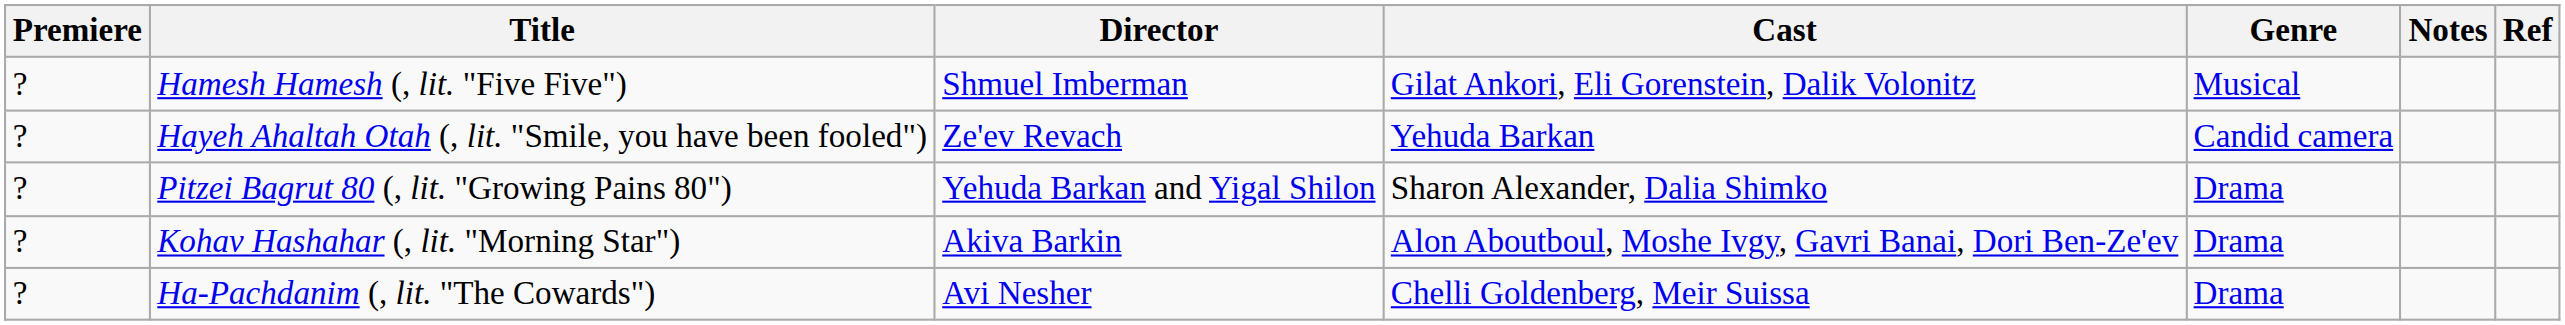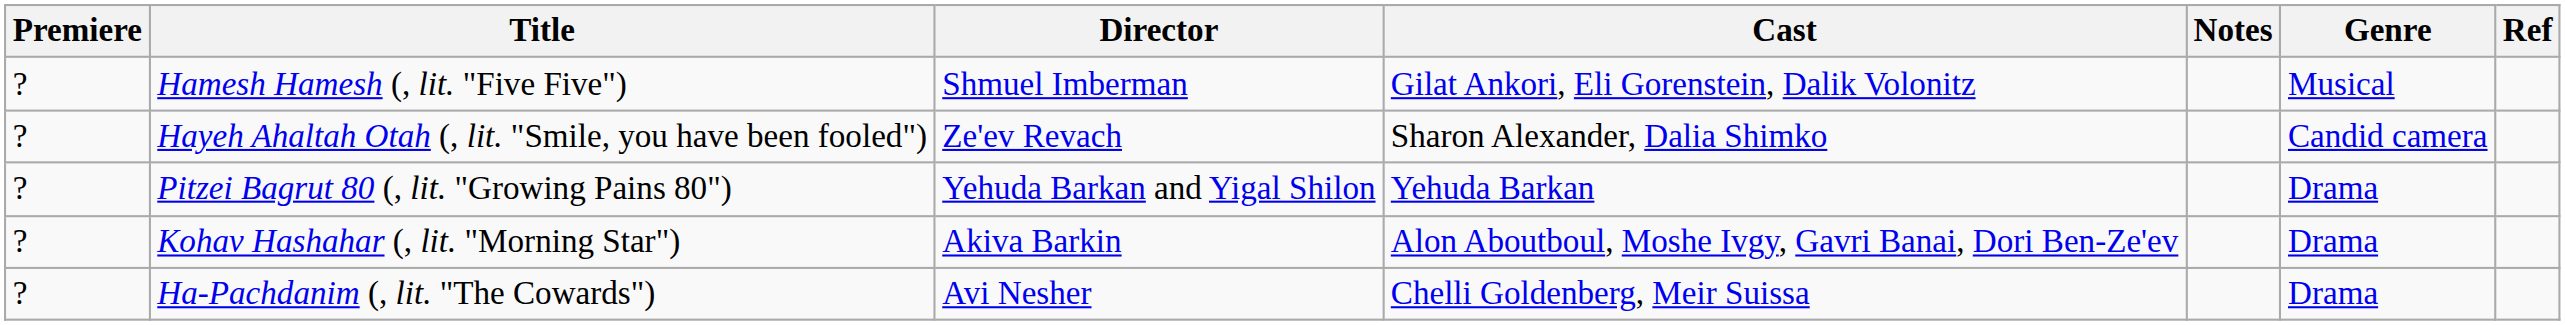columns swapped: (2293, 30) <-> (2448, 30)
(1493, 135) Yehuda Barkan -> (1609, 135) Sharon Alexander, Dalia Shimko
(1609, 188) Sharon Alexander, Dalia Shimko -> (1493, 188) Yehuda Barkan
